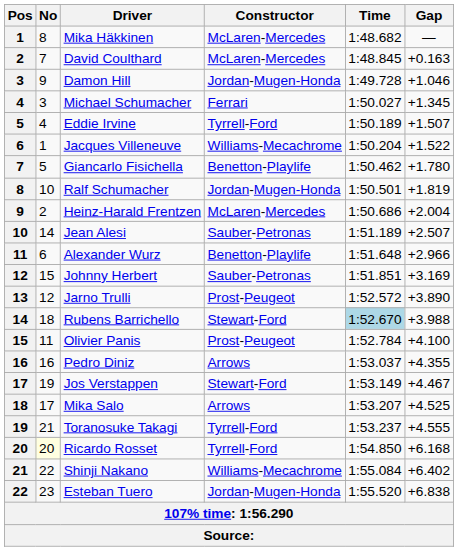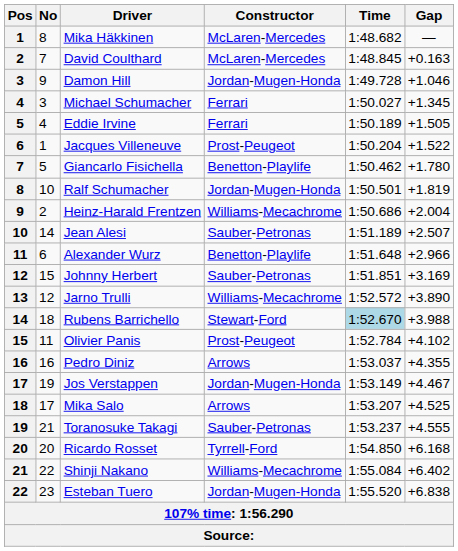(242, 124) Tyrrell-Ford -> (228, 124) Ferrari
(429, 124) +1.507 -> (429, 124) +1.505
(275, 145) Williams-Mecachrome -> (251, 145) Prost-Peugeot
(266, 210) McLaren-Mercedes -> (275, 210) Williams-Mecachrome
(251, 297) Prost-Peugeot -> (275, 297) Williams-Mecachrome
(429, 340) +4.100 -> (429, 340) +4.102
(247, 384) Stewart-Ford -> (274, 384) Jordan-Mugen-Honda
(242, 427) Tyrrell-Ford -> (259, 427) Sauber-Petronas
(47, 449) lightyellow background -> (47, 449) no background
